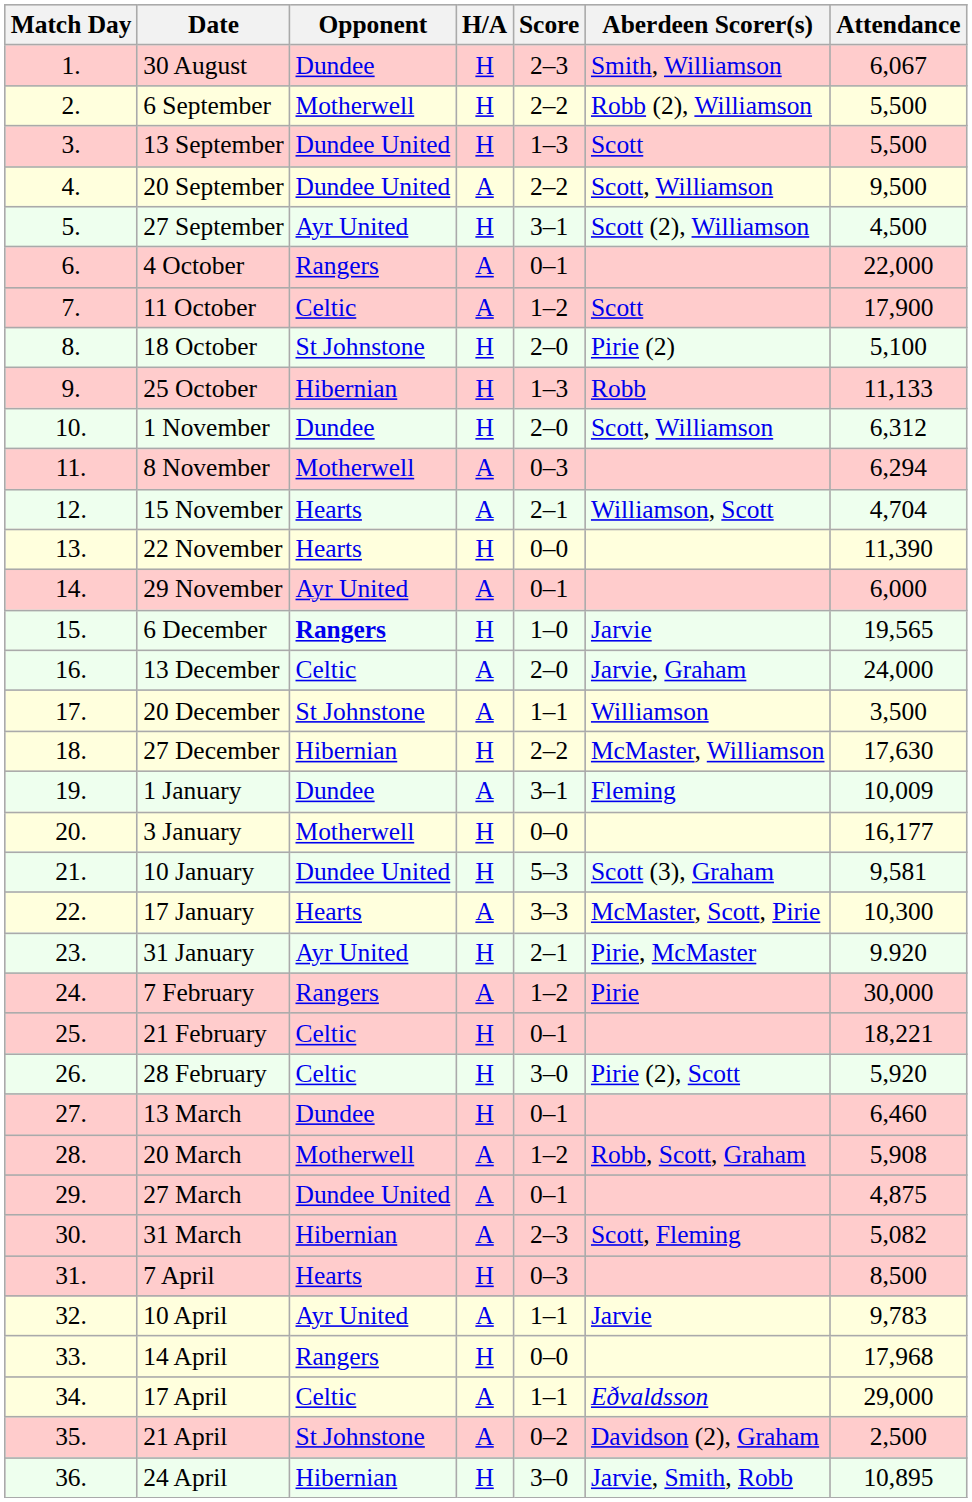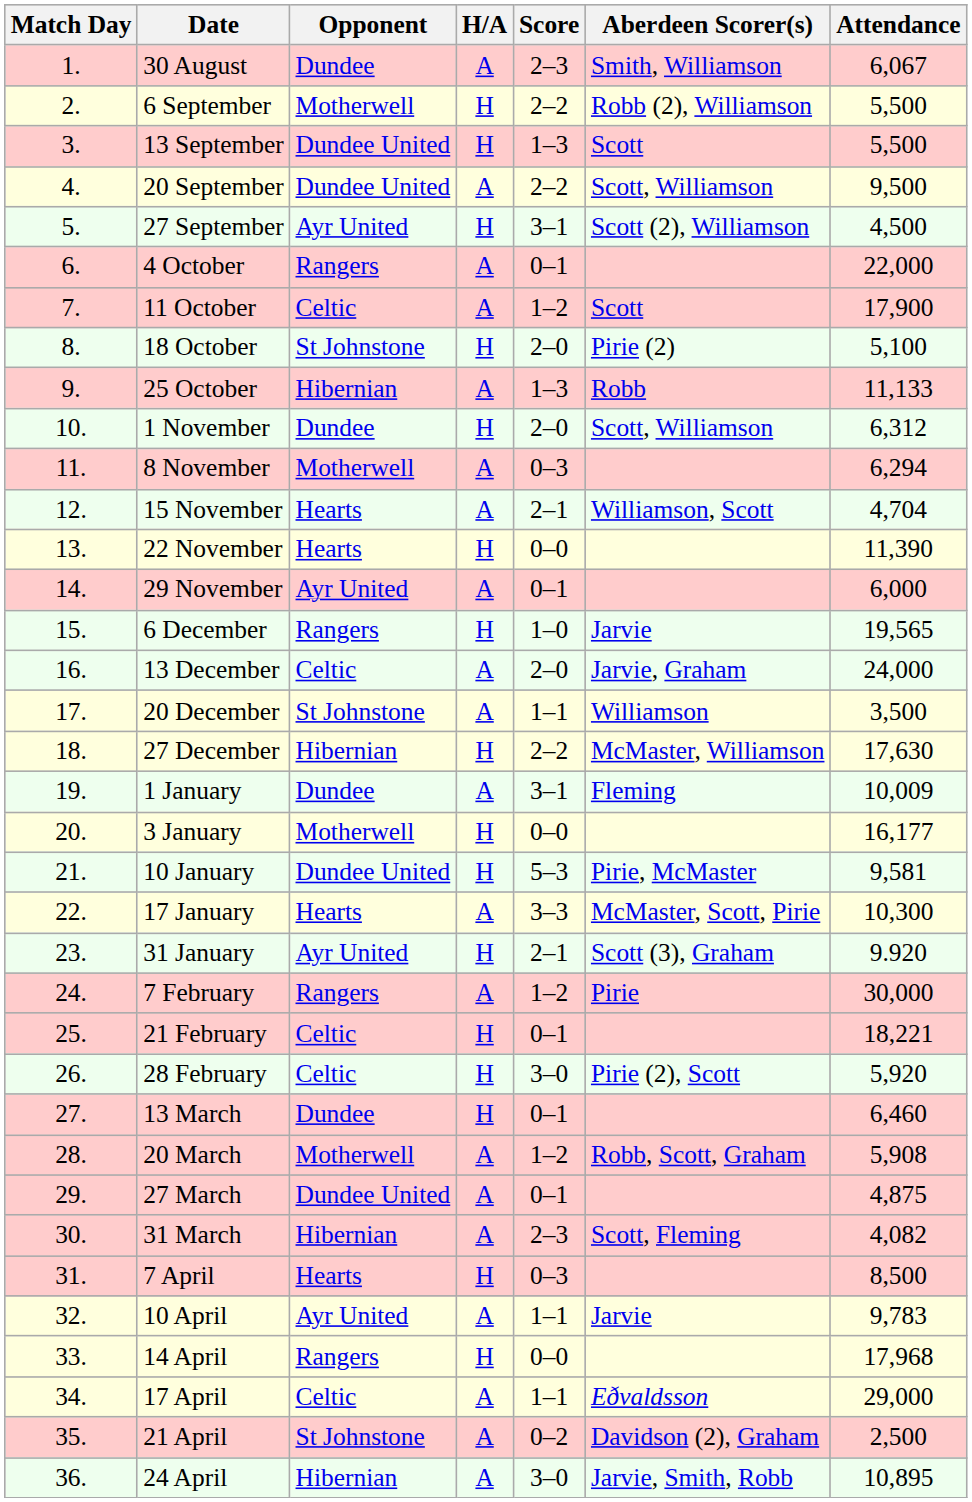(485, 65) H -> (485, 65) A
(485, 387) H -> (485, 387) A
(341, 629) bold -> (337, 629) normal
(682, 871) Scott (3), Graham -> (674, 871) Pirie, McMaster
(674, 952) Pirie, McMaster -> (682, 952) Scott (3), Graham
(898, 1235) 5,082 -> (898, 1235) 4,082
(485, 1477) H -> (485, 1477) A
